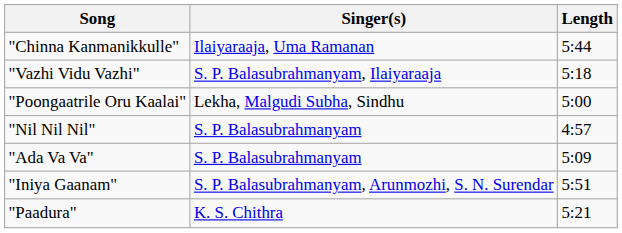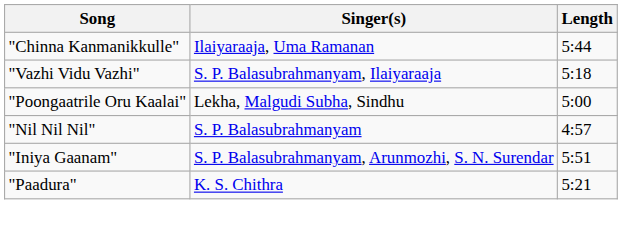- row: (51, 157)
